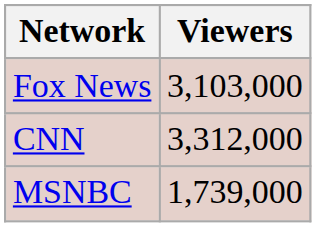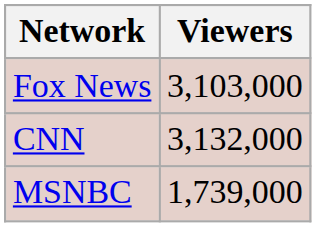(235, 138) 3,312,000 -> (235, 138) 3,132,000
